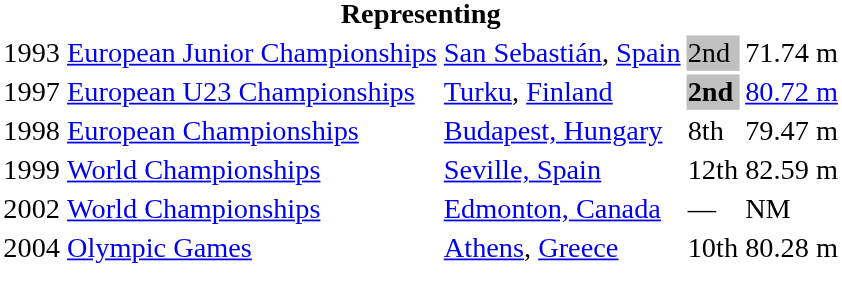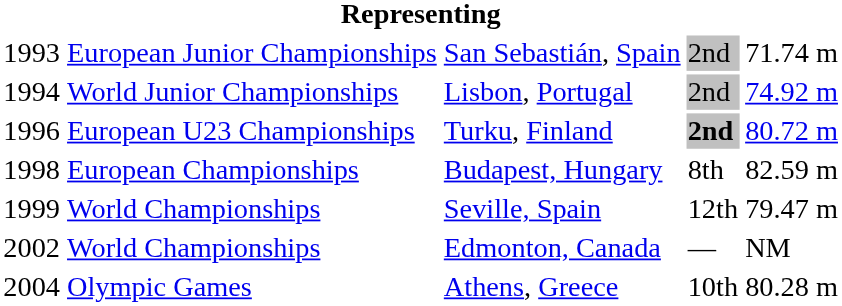+ row: (538, 91)
(32, 91) 1997 -> (32, 130) 1996
(792, 130) 79.47 m -> (792, 169) 82.59 m
(792, 169) 82.59 m -> (792, 208) 79.47 m
